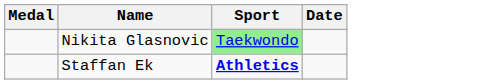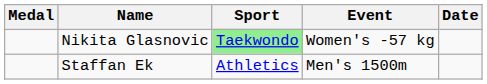+ column: (370, 17)
(257, 67) bold -> (257, 67) normal
